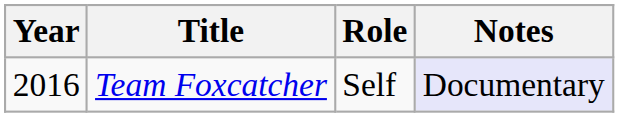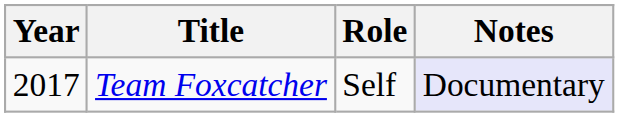(46, 84) 2016 -> (46, 84) 2017
